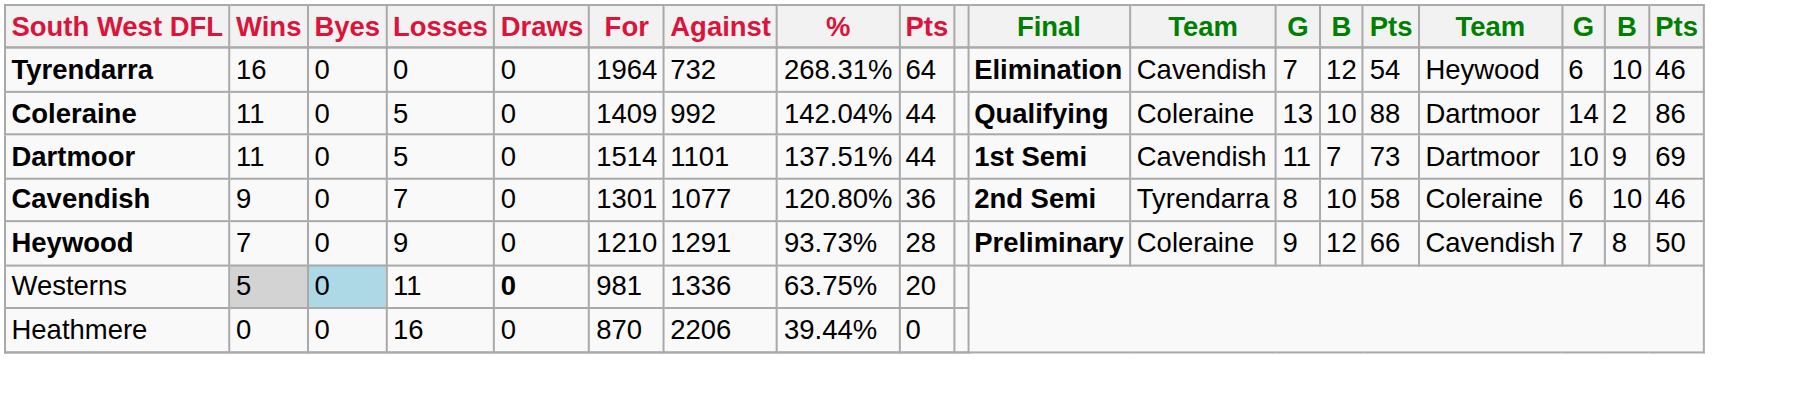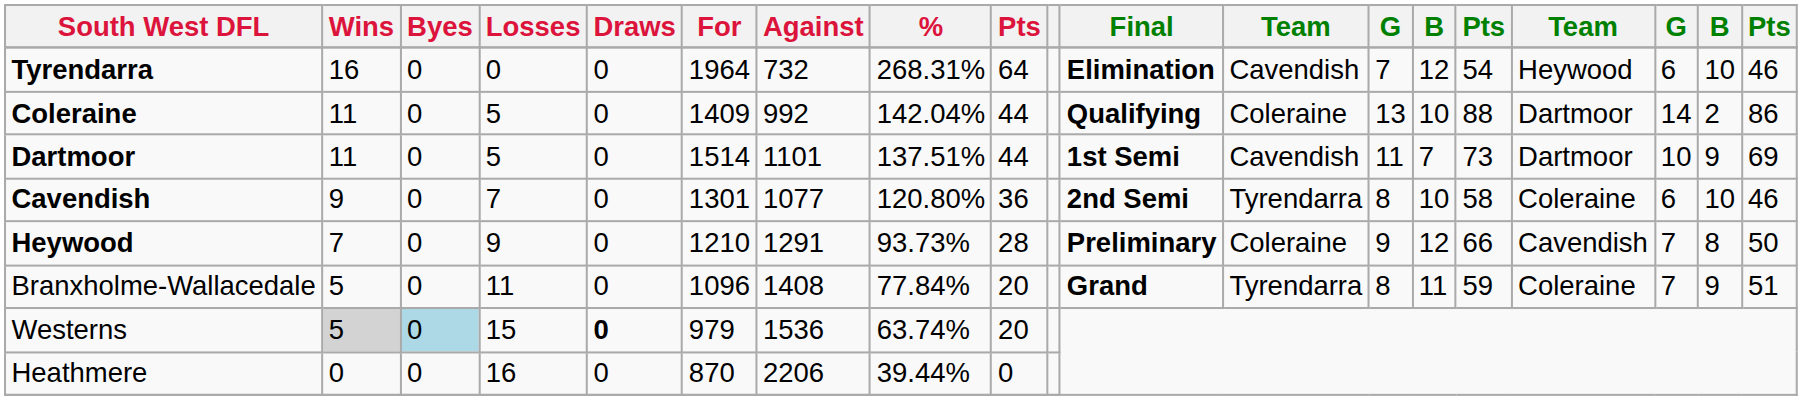+ row: (164, 286)
(407, 286) 11 -> (501, 329) 15
(619, 286) 981 -> (712, 329) 979
(701, 286) 1336 -> (794, 329) 1536
(831, 286) 63.75% -> (923, 329) 63.74%
